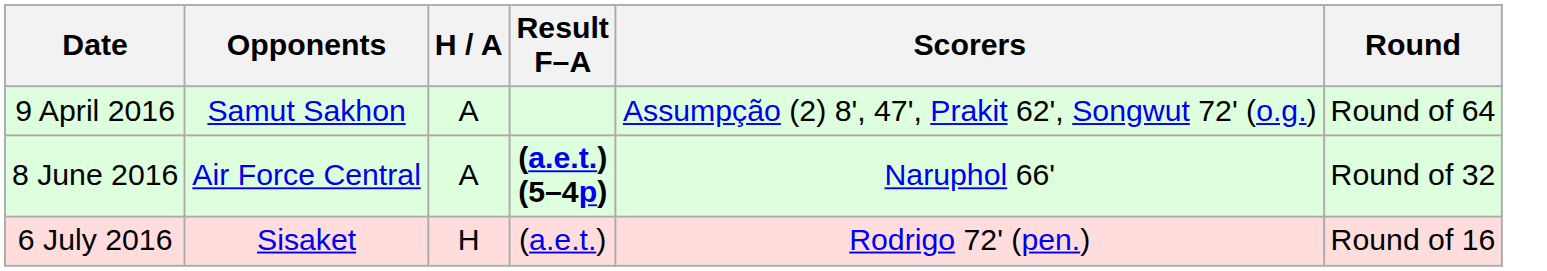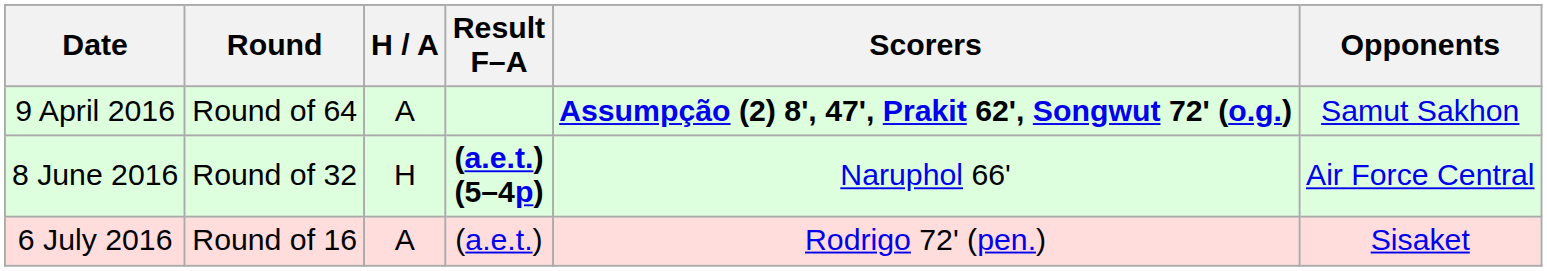columns swapped: (307, 45) <-> (1413, 45)
(970, 110) normal -> (926, 110) bold
(469, 175) A -> (405, 175) H
(469, 240) H -> (405, 240) A
